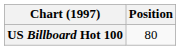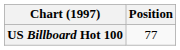(151, 34) 80 -> (151, 34) 77
